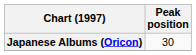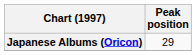(168, 42) 30 -> (168, 42) 29
